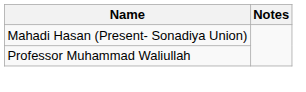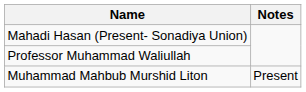+ row: (108, 76)
